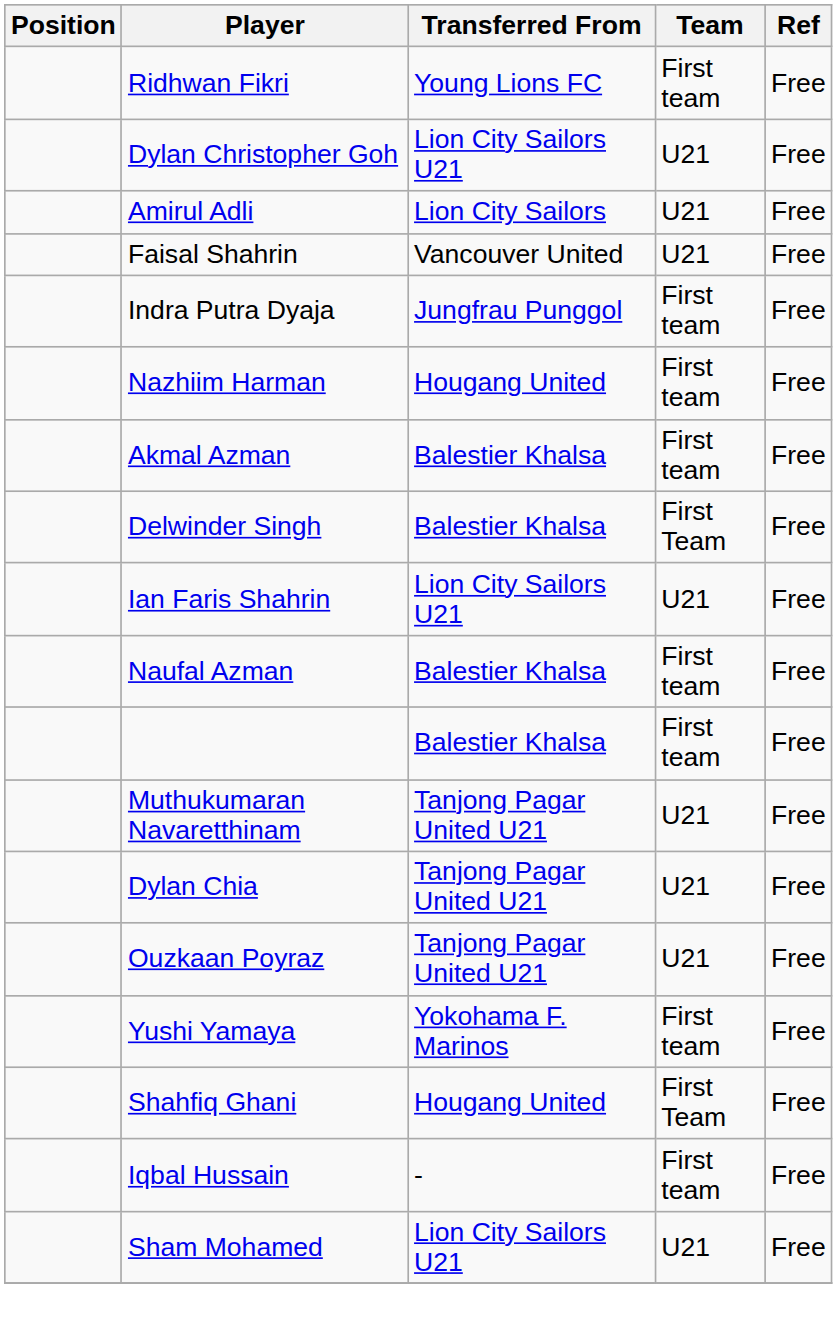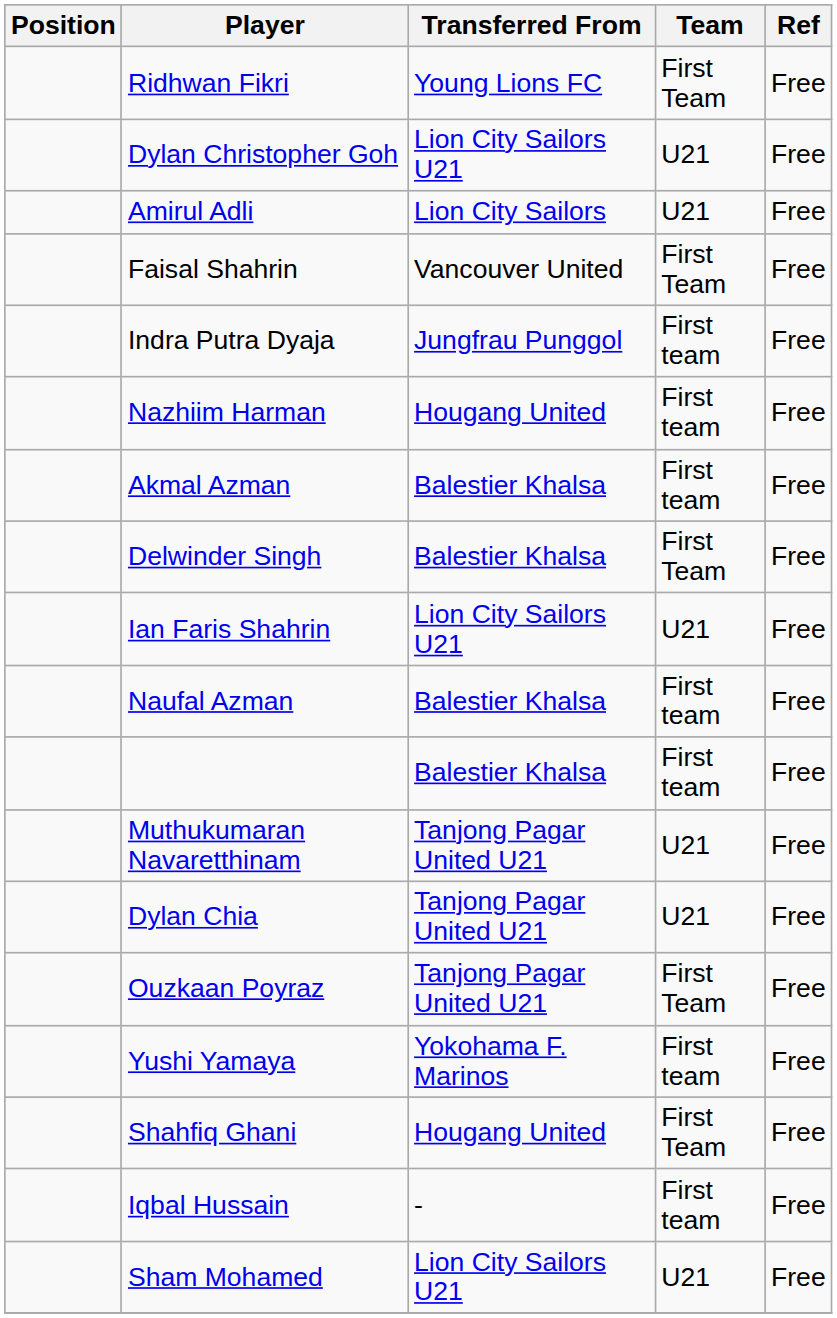(691, 82) First team -> (694, 82) First Team
(686, 253) U21 -> (694, 268) First Team
(686, 958) U21 -> (694, 988) First Team
